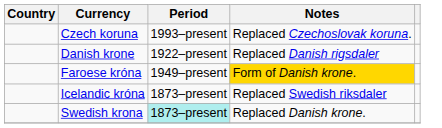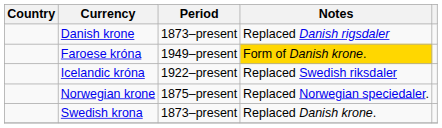- row: (99, 34)
(189, 53) 1922–present -> (199, 34) 1873–present
(189, 93) 1873–present -> (199, 73) 1922–present
+ row: (108, 93)
(189, 113) paleturquoise background -> (199, 113) no background
